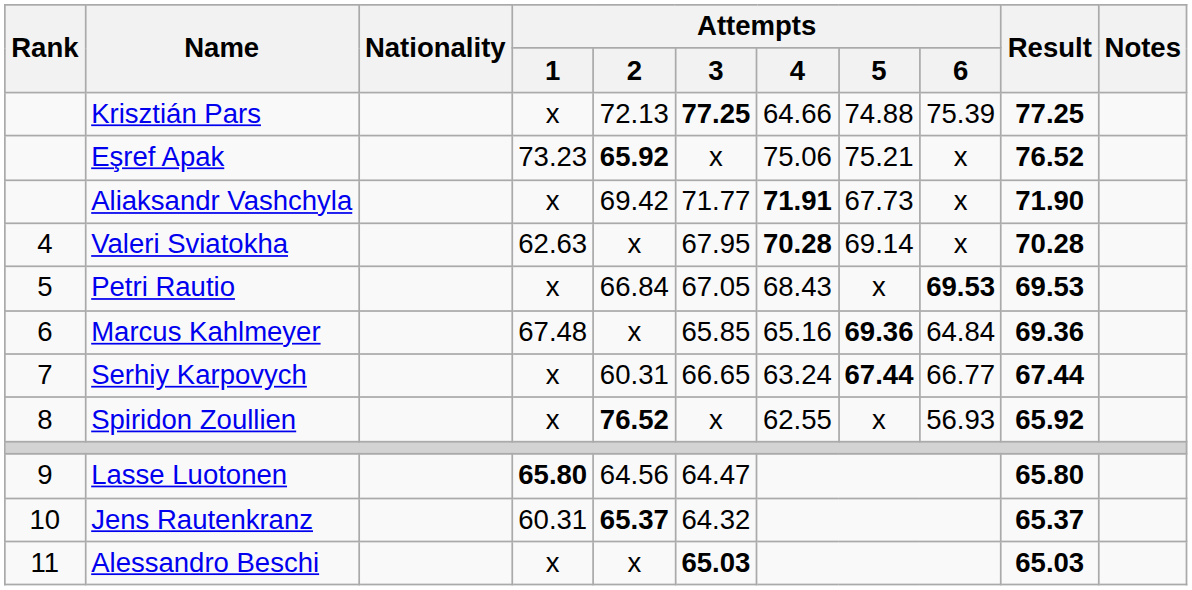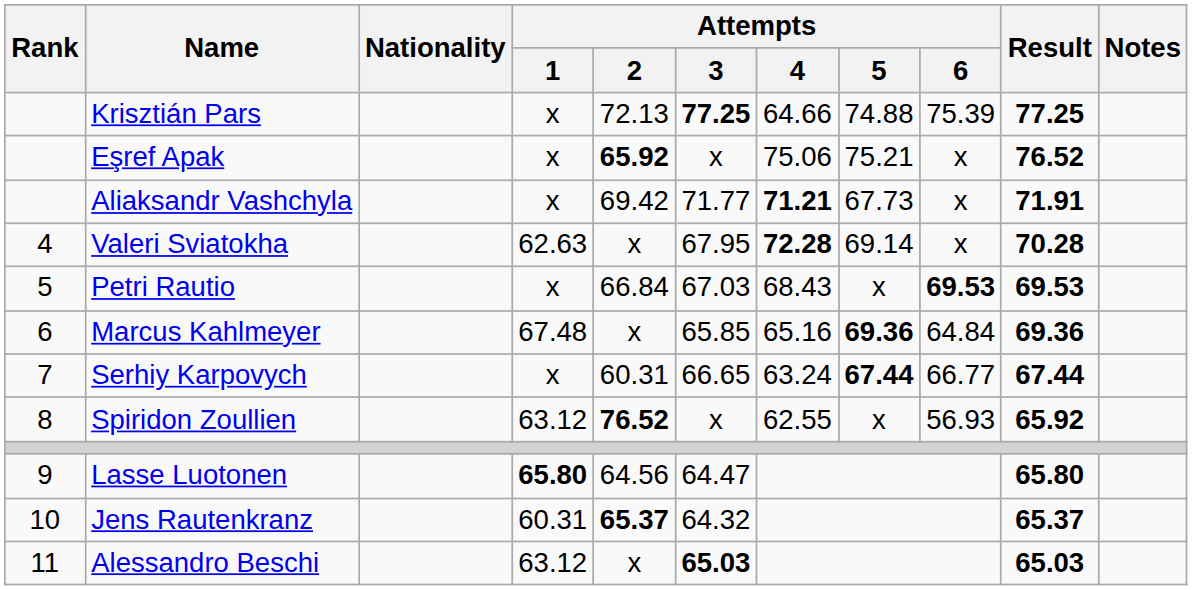(553, 157) 73.23 -> (553, 157) x
(797, 200) 71.91 -> (797, 200) 71.21
(1050, 200) 71.90 -> (1050, 200) 71.91
(797, 244) 70.28 -> (797, 244) 72.28
(716, 288) 67.05 -> (716, 288) 67.03
(553, 419) x -> (553, 419) 63.12
(553, 562) x -> (553, 562) 63.12
